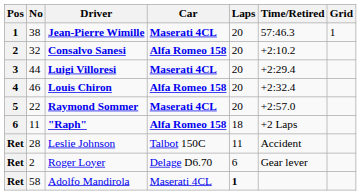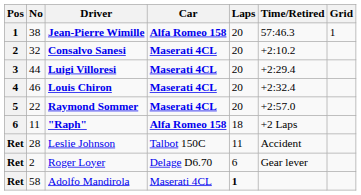(183, 32) Maserati 4CL -> (188, 32) Alfa Romeo 158
(188, 51) Alfa Romeo 158 -> (183, 51) Maserati 4CL
(188, 88) Alfa Romeo 158 -> (183, 88) Maserati 4CL
